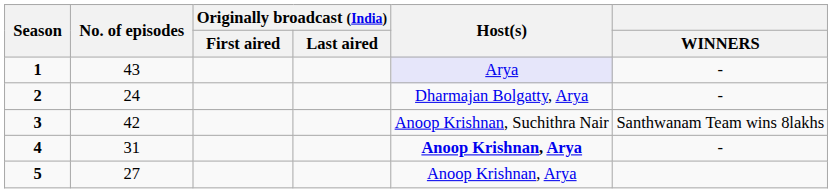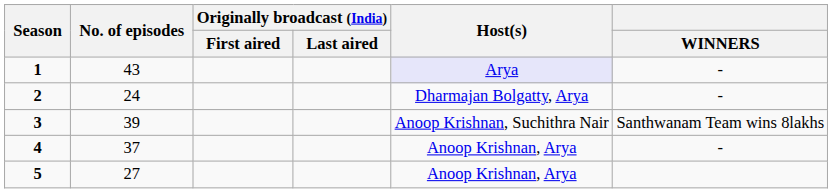(132, 122) 42 -> (132, 122) 39
(132, 148) 31 -> (132, 148) 37
(502, 148) bold -> (502, 148) normal
